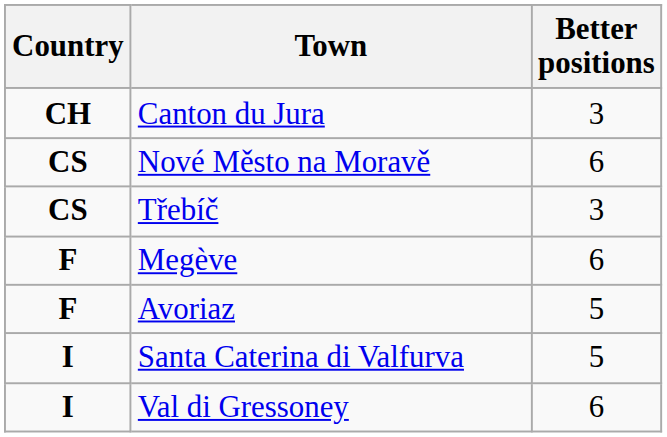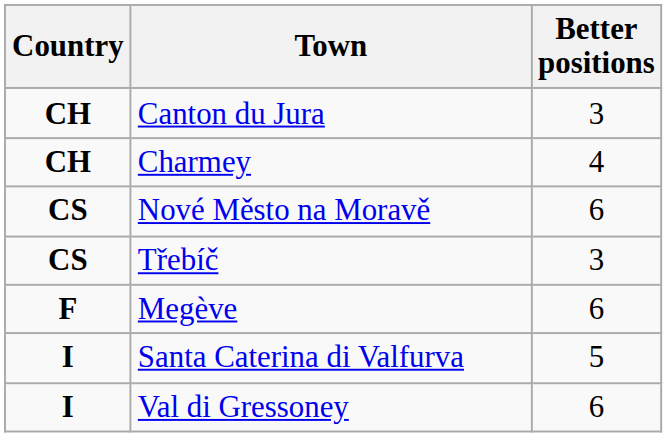+ row: (194, 161)
- row: (186, 308)
